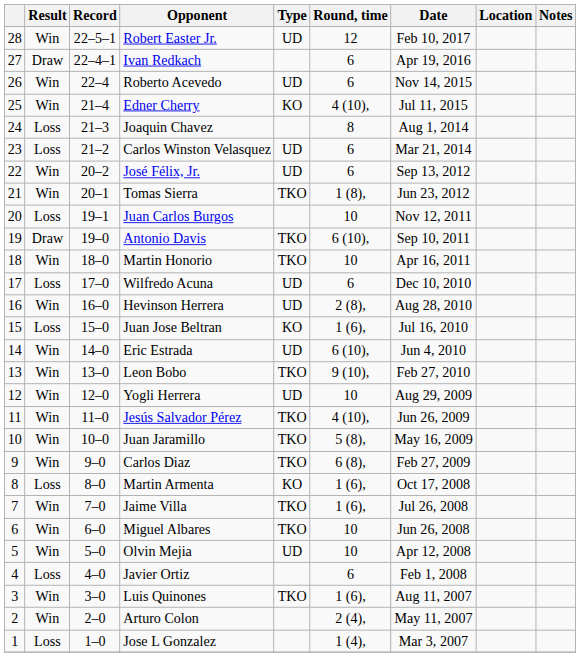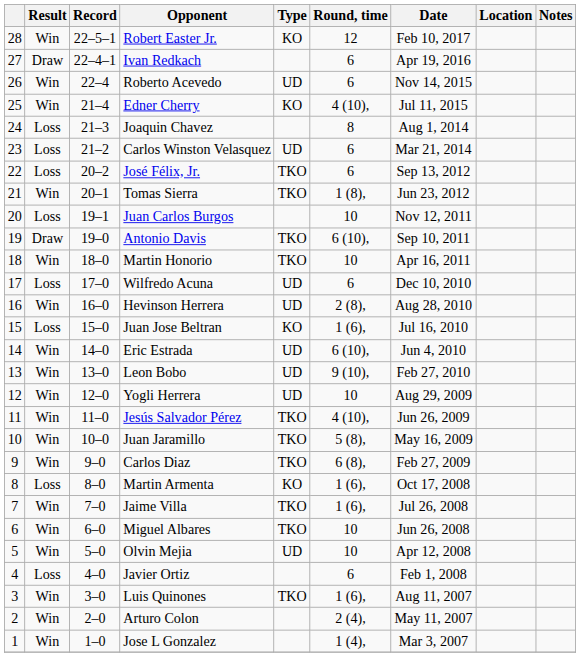(292, 37) UD -> (292, 37) KO
(47, 171) Win -> (47, 171) Loss
(292, 171) UD -> (292, 171) TKO
(292, 372) TKO -> (292, 372) UD
(47, 640) Loss -> (47, 640) Win
